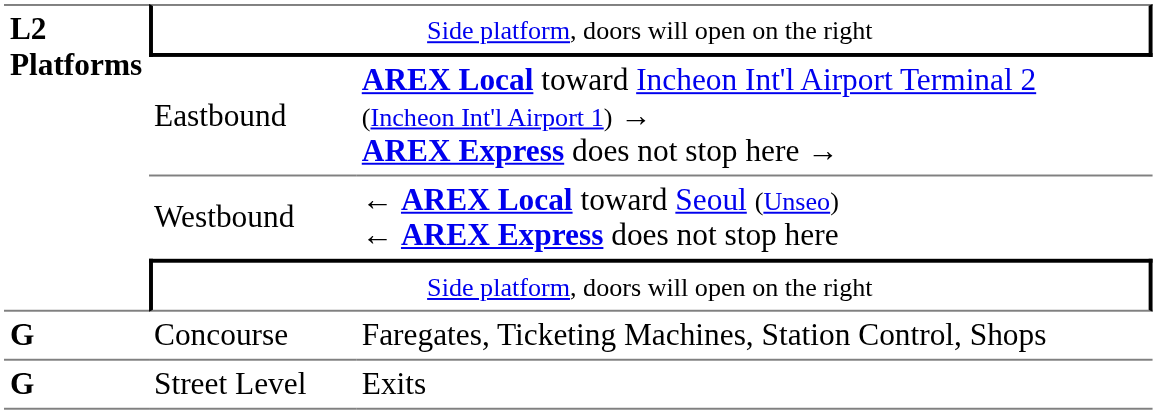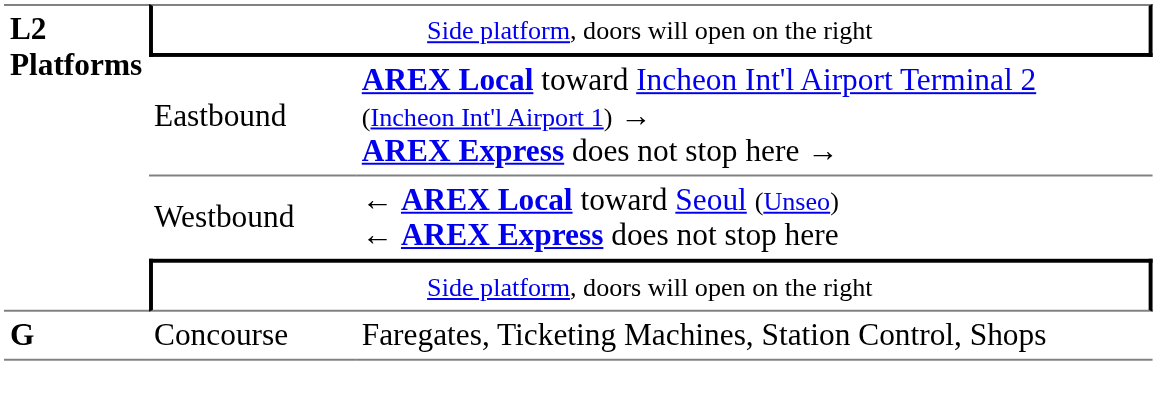- row: (230, 383)
